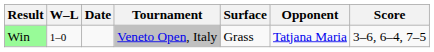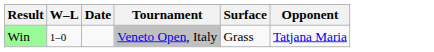- column: (390, 15)
